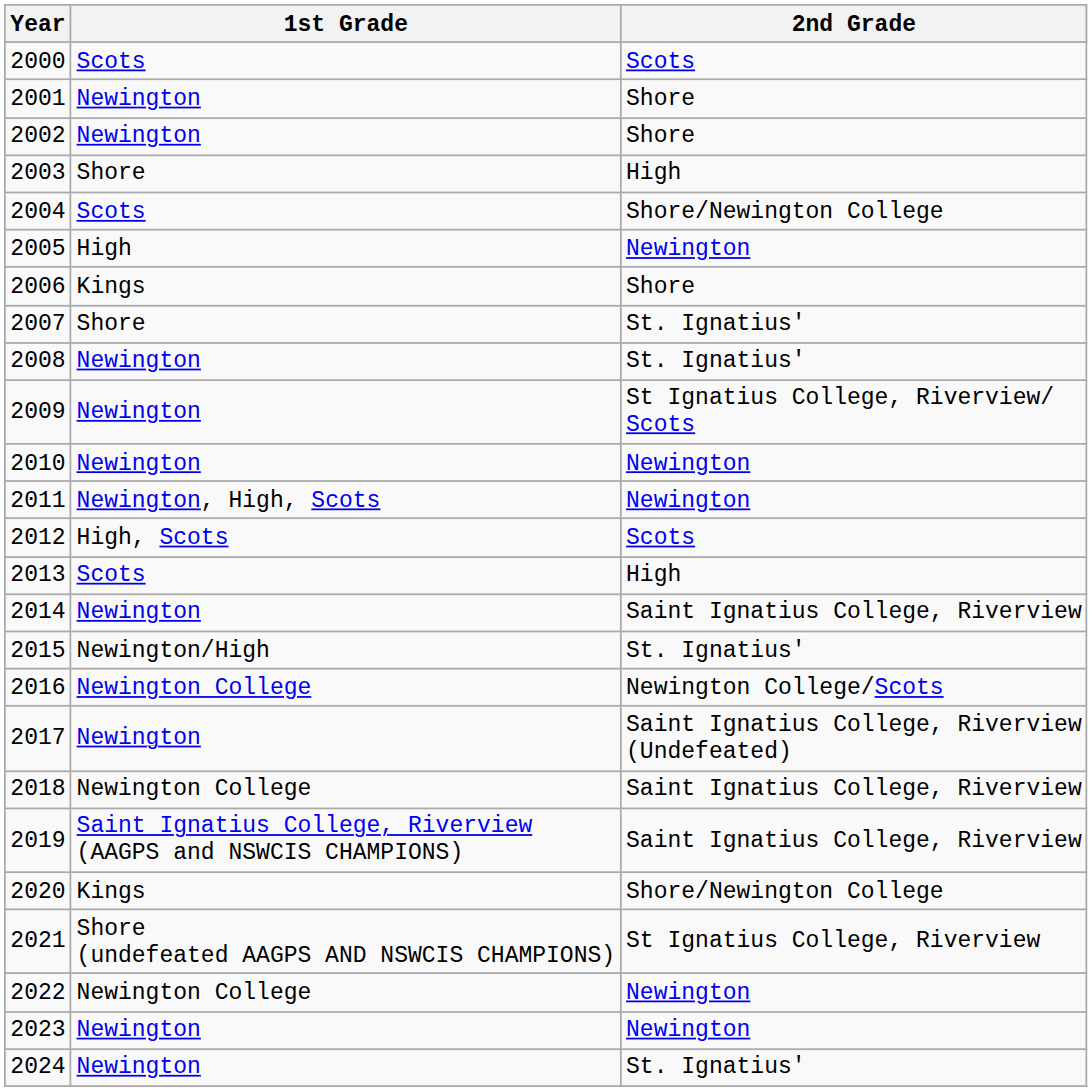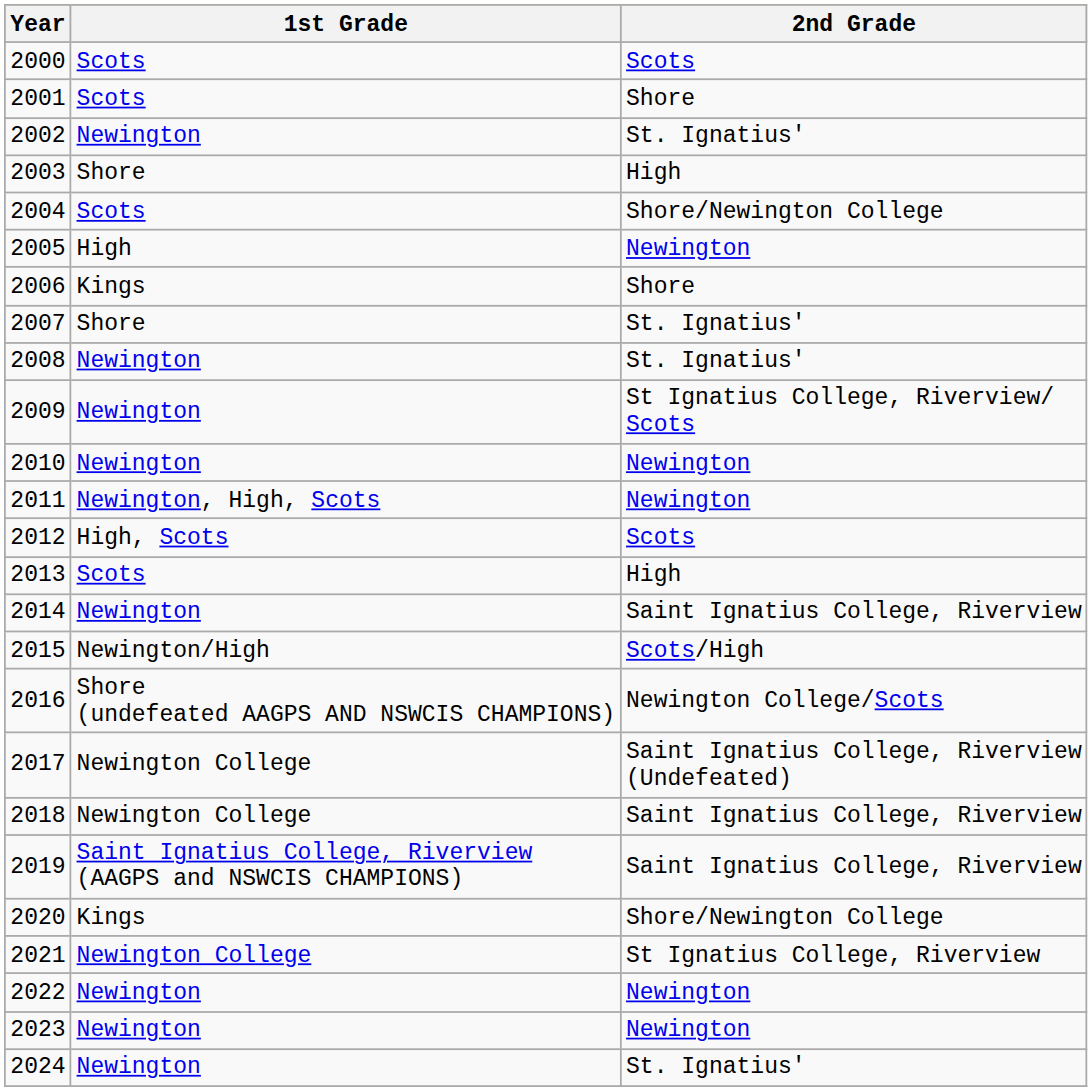(139, 99) Newington -> (111, 99) Scots
(661, 136) Shore -> (716, 136) St. Ignatius'
(716, 650) St. Ignatius' -> (695, 650) Scots/High
(194, 688) Newington College -> (346, 701) Shore (undefeated AAGPS AND NSWCIS CHAMPIONS)
(139, 738) Newington -> (194, 765) Newington College
(346, 942) Shore (undefeated AAGPS AND NSWCIS CHAMPIONS) -> (194, 955) Newington College
(194, 992) Newington College -> (139, 992) Newington
